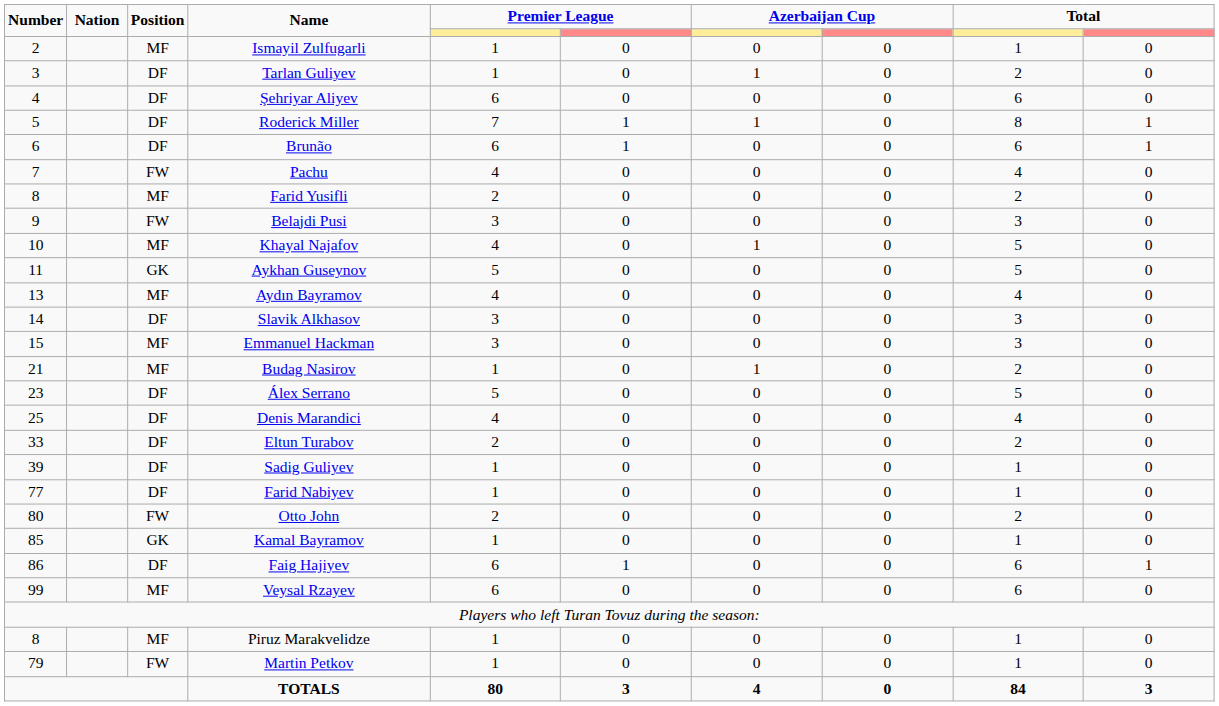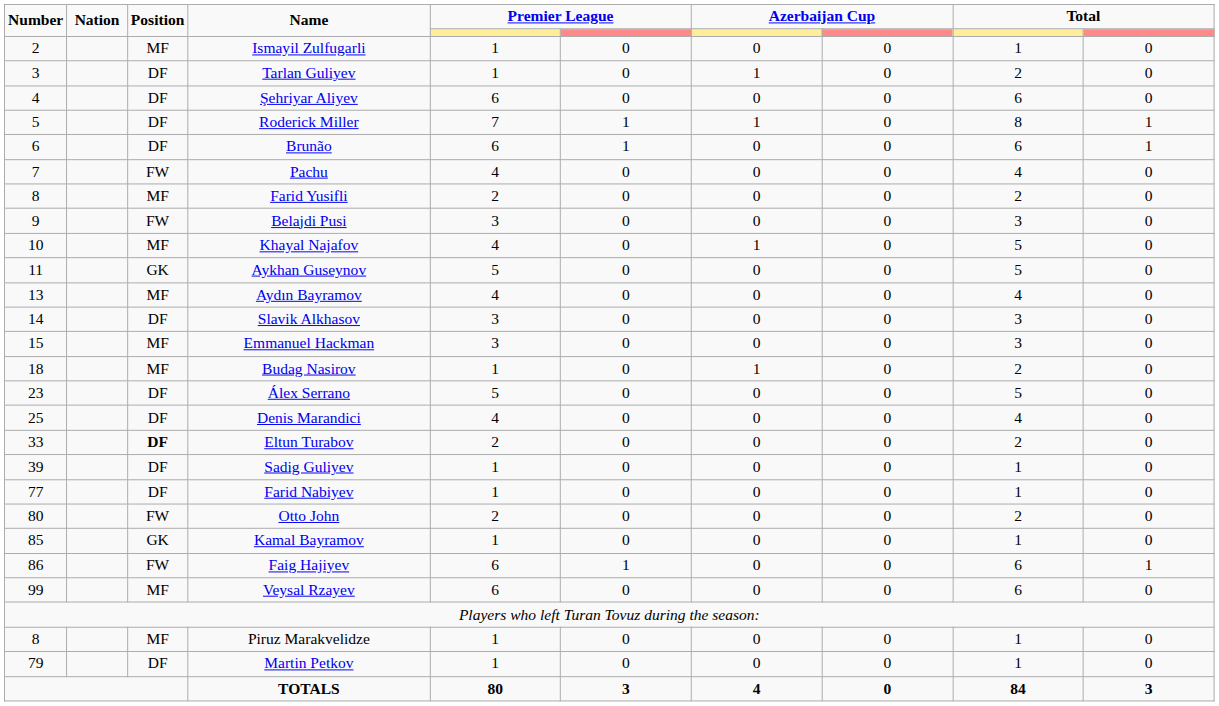(36, 368) 21 -> (36, 368) 18
(158, 442) normal -> (158, 442) bold
(158, 565) DF -> (158, 565) FW
(158, 663) FW -> (158, 663) DF
